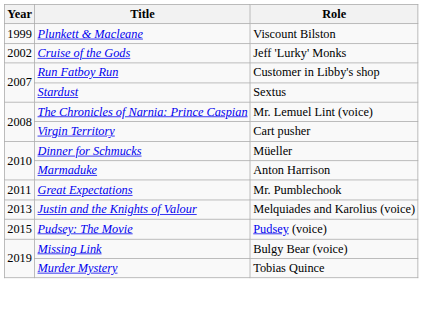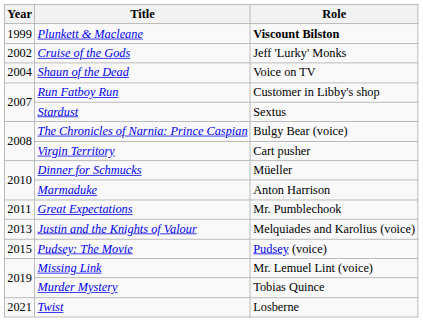(294, 33) normal -> (296, 33) bold
+ row: (83, 72)
(313, 111) Mr. Lemuel Lint (voice) -> (300, 131) Bulgy Bear (voice)
(300, 248) Bulgy Bear (voice) -> (313, 268) Mr. Lemuel Lint (voice)
+ row: (50, 307)
